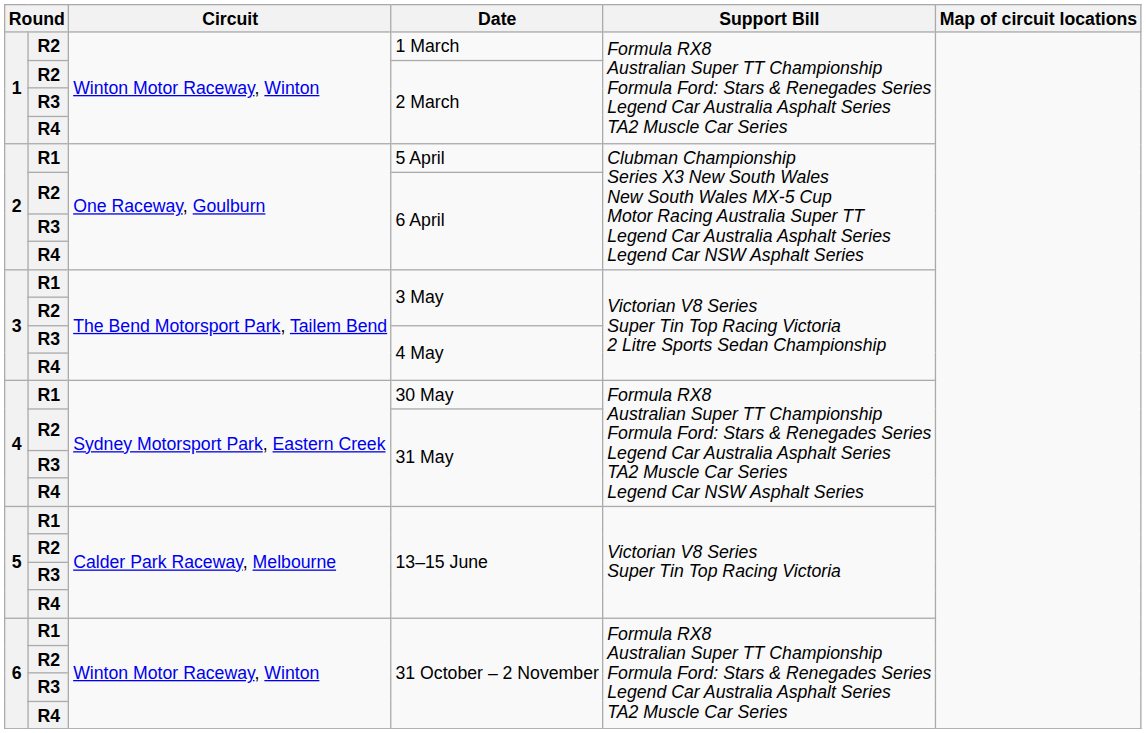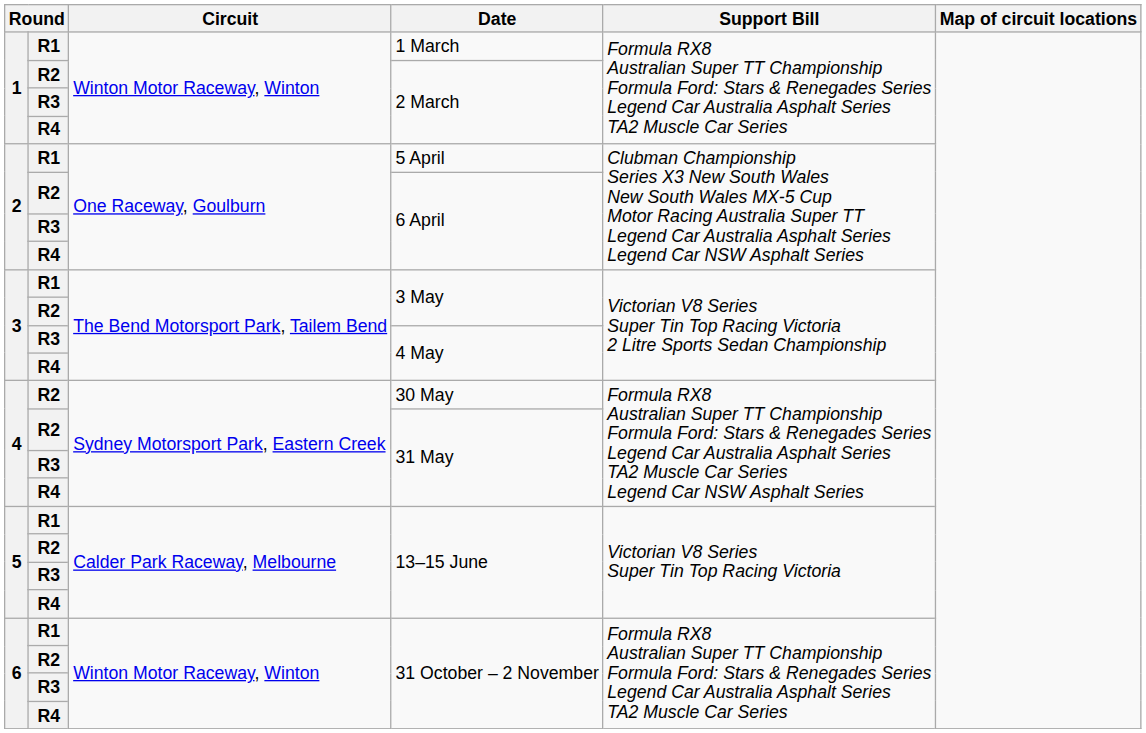(49, 46) R2 -> (49, 46) R1
(49, 394) R1 -> (49, 394) R2
